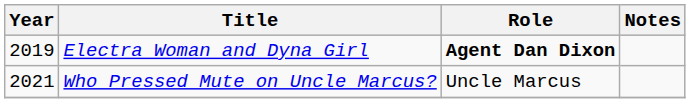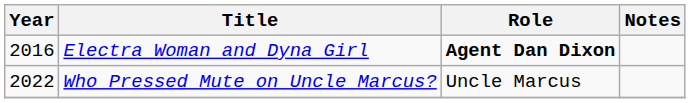(32, 51) 2019 -> (32, 51) 2016
(32, 82) 2021 -> (32, 82) 2022
